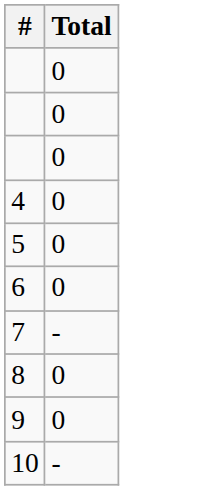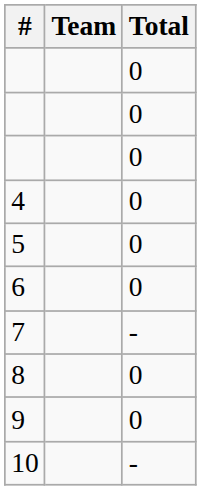+ column: (84, 26)
